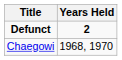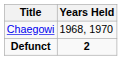rows swapped: (31, 30) <-> (31, 47)
